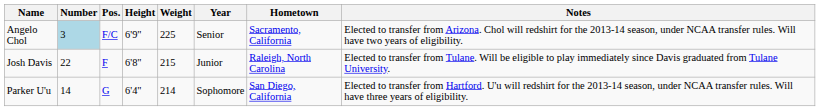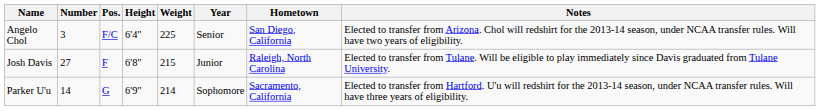(63, 35) lightblue background -> (63, 35) no background
(133, 35) 6'9" -> (133, 35) 6'4"
(275, 35) Sacramento, California -> (272, 35) San Diego, California
(65, 63) 22 -> (65, 63) 27
(133, 91) 6'4" -> (133, 91) 6'9"
(272, 91) San Diego, California -> (275, 91) Sacramento, California
